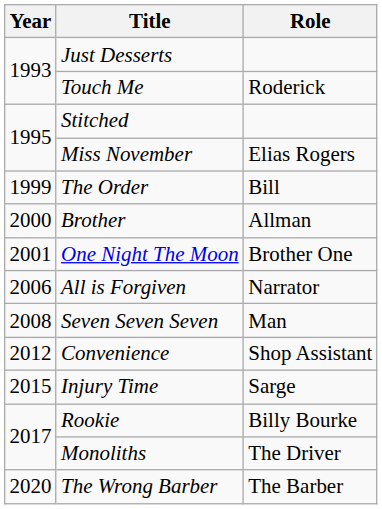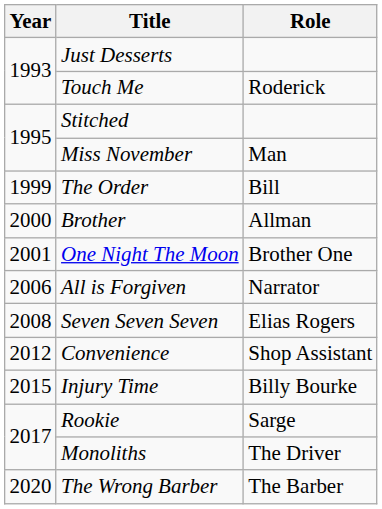(302, 154) Elias Rogers -> (268, 154) Man
(268, 320) Man -> (302, 320) Elias Rogers
(272, 386) Sarge -> (303, 386) Billy Bourke
(303, 420) Billy Bourke -> (272, 420) Sarge
